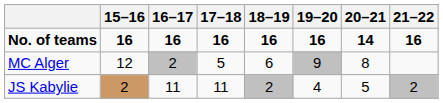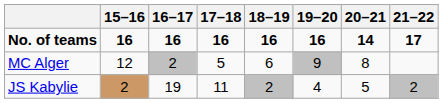(414, 40) 16 -> (414, 40) 17
(173, 87) 11 -> (173, 87) 19
